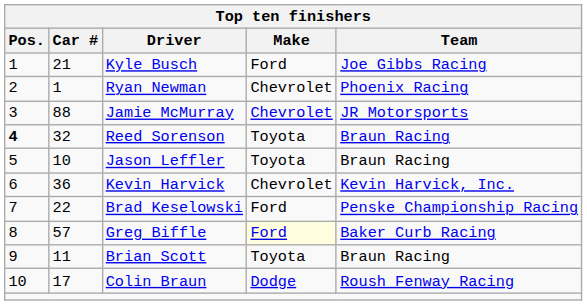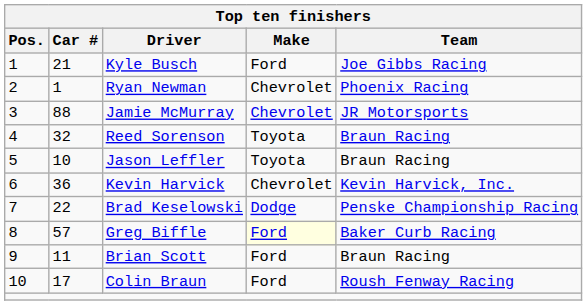(13, 137) bold -> (13, 137) normal
(269, 209) Ford -> (273, 209) Dodge
(278, 257) Toyota -> (269, 257) Ford
(273, 281) Dodge -> (269, 281) Ford
